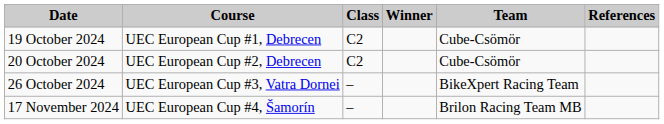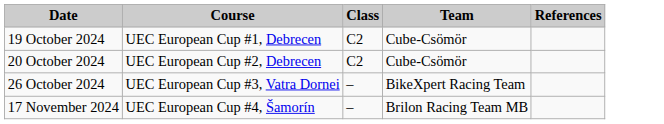- column: (409, 15)
